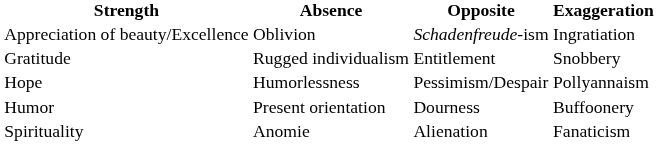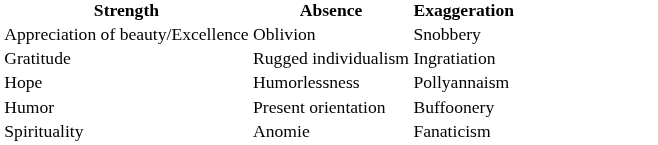- column: (481, 10)
(594, 34) Ingratiation -> (447, 34) Snobbery
(587, 58) Snobbery -> (454, 58) Ingratiation
